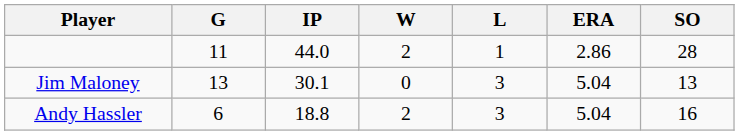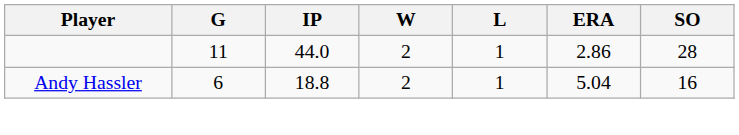- row: (88, 82)
(500, 113) 3 -> (500, 82) 1
